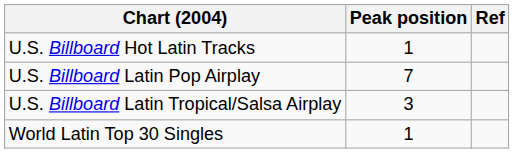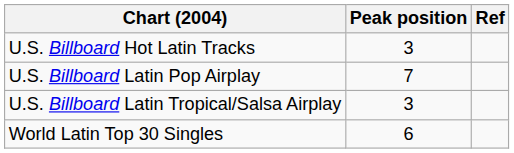(408, 47) 1 -> (408, 47) 3
(408, 133) 1 -> (408, 133) 6
